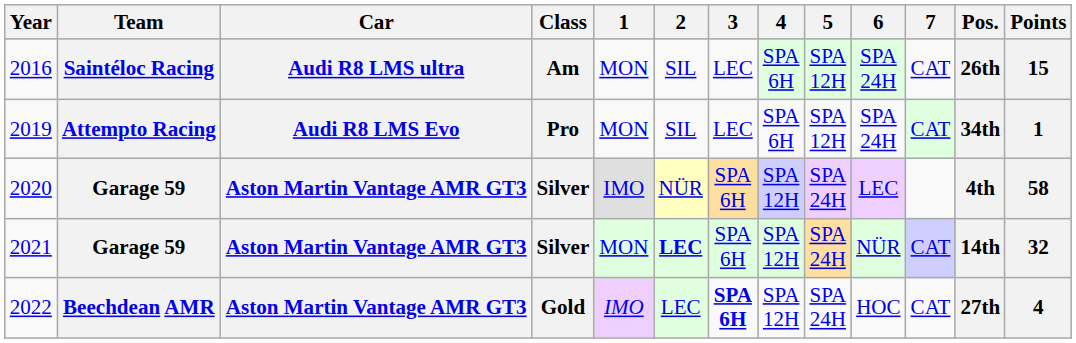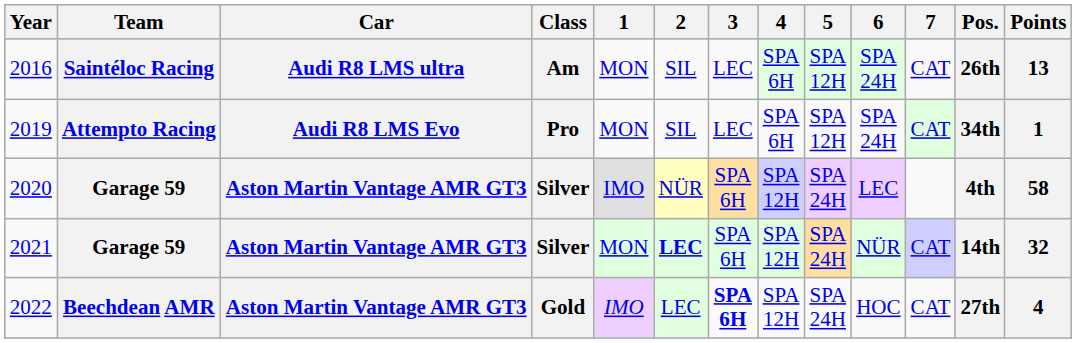(1038, 68) 15 -> (1038, 68) 13
